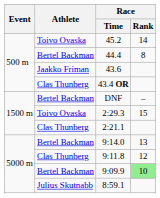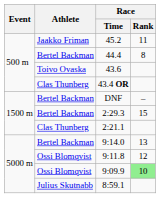(62, 41) Toivo Ovaska -> (63, 41) Jaakko Friman
(143, 41) 14 -> (143, 41) 11
(63, 70) Jaakko Friman -> (62, 70) Toivo Ovaska
(62, 113) Toivo Ovaska -> (65, 113) Bertel Backman
(63, 157) Clas Thunberg -> (64, 157) Ossi Blomqvist
(65, 171) Bertel Backman -> (64, 171) Ossi Blomqvist
